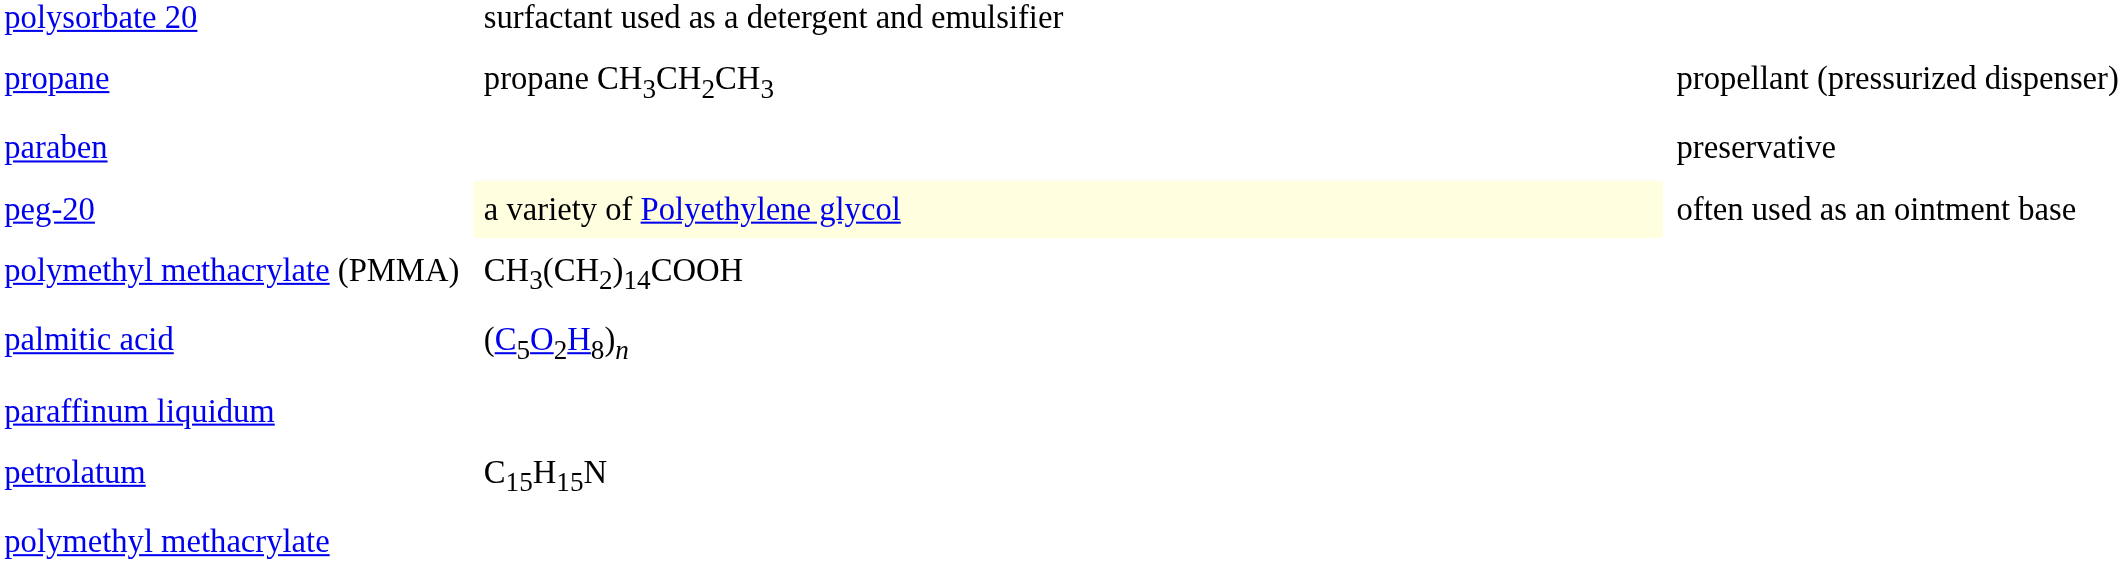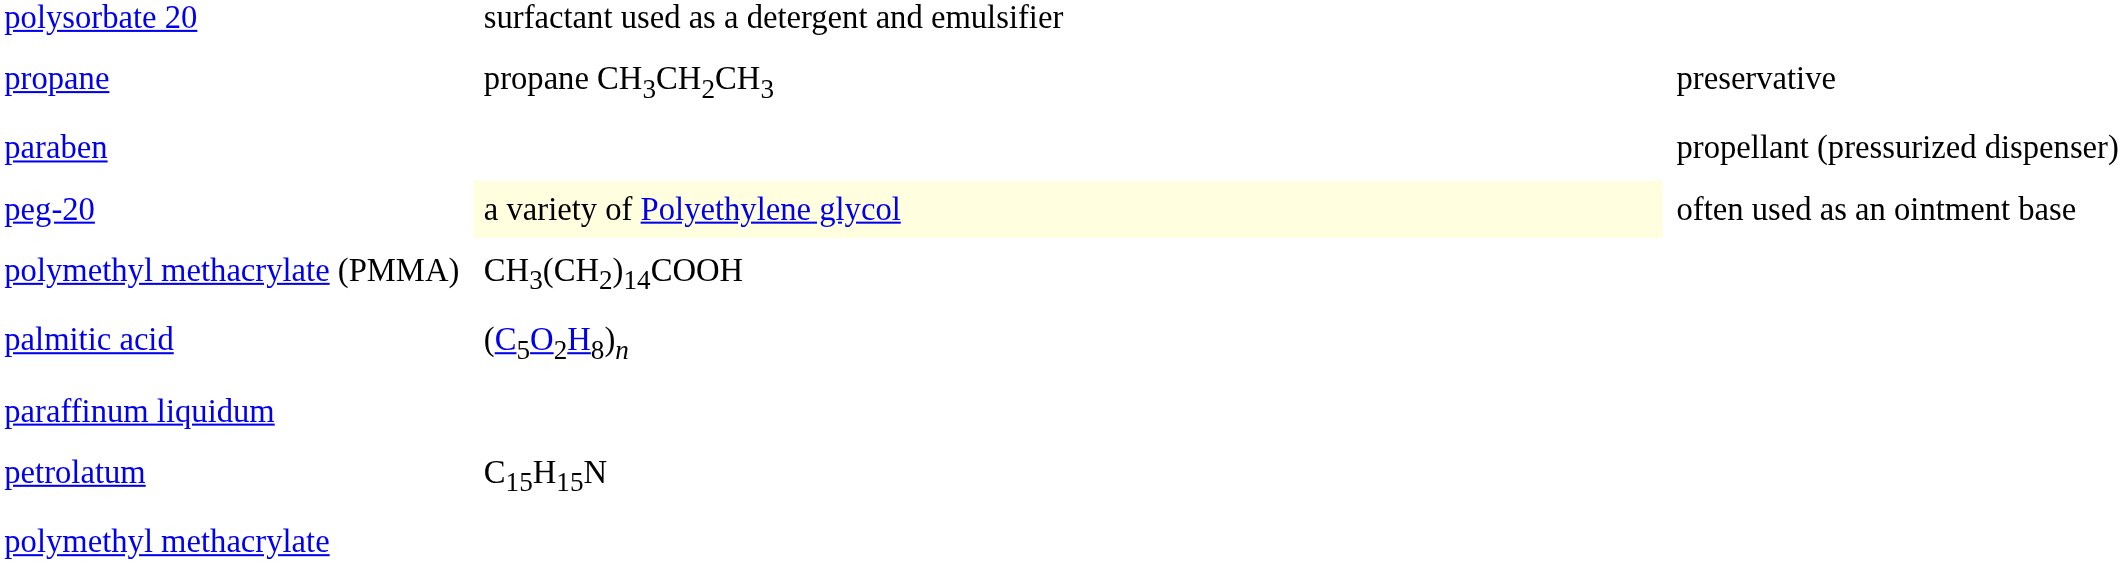(1898, 78) propellant (pressurized dispenser) -> (1756, 78) preservative
(1756, 148) preservative -> (1898, 148) propellant (pressurized dispenser)
